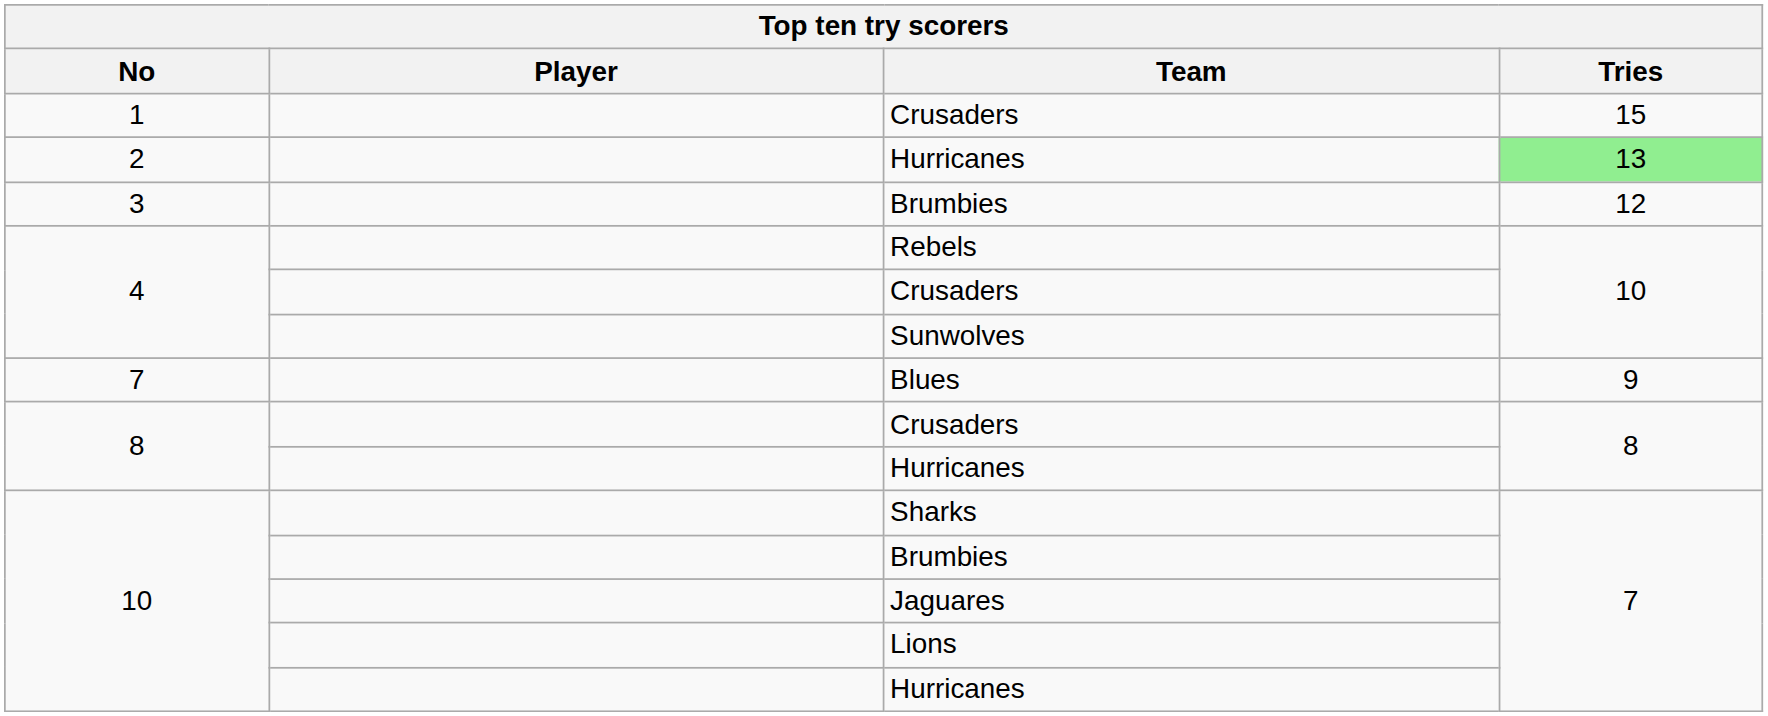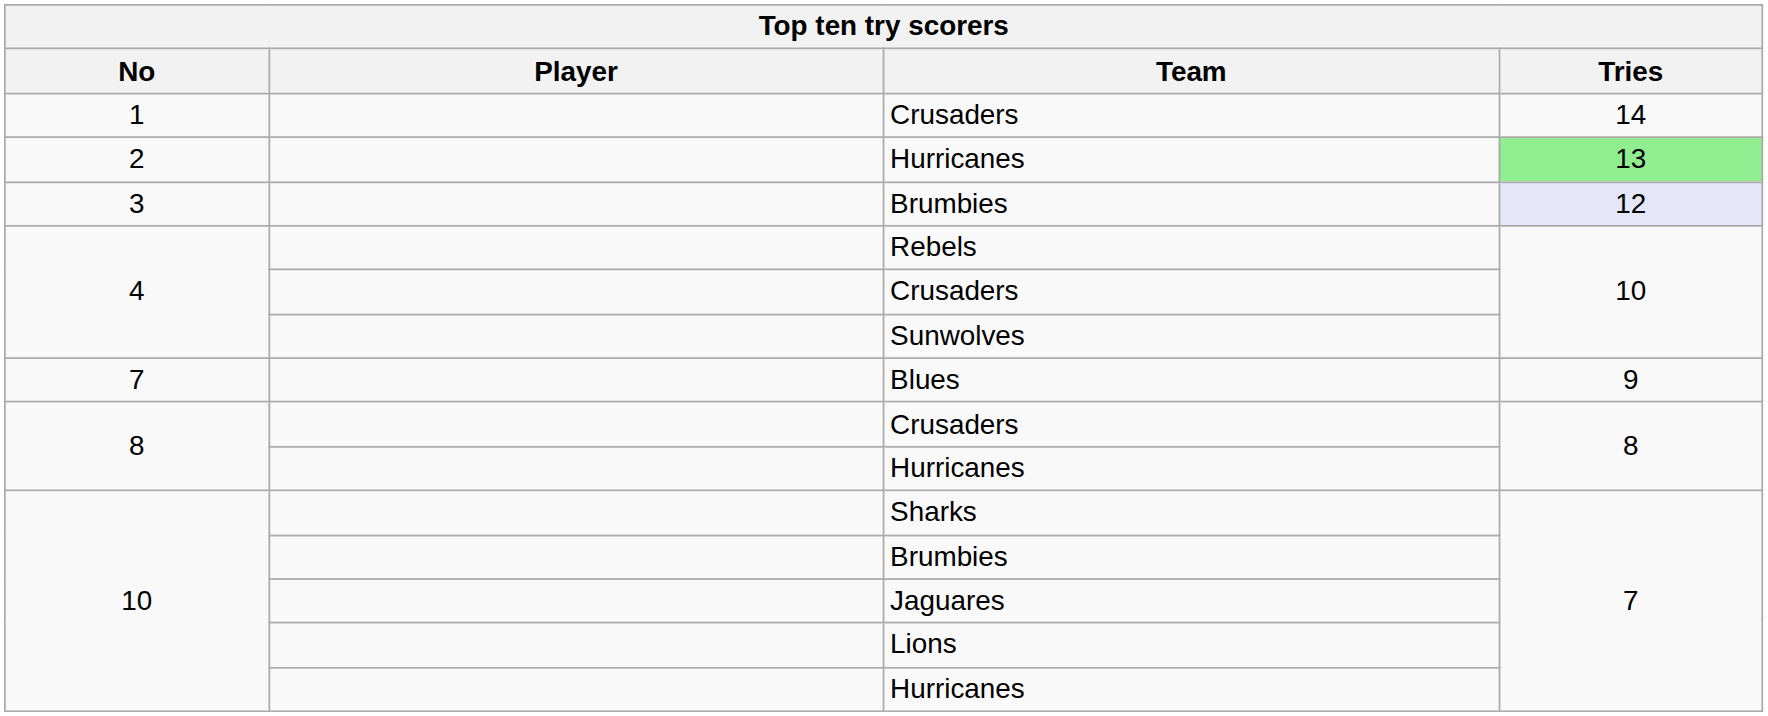(1631, 114) 15 -> (1631, 114) 14
(1631, 203) no background -> (1631, 203) lavender background
